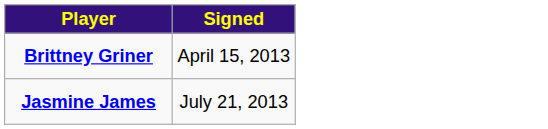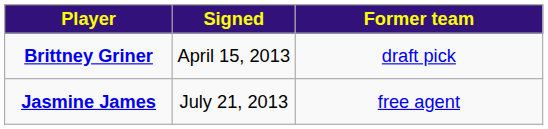+ column: (419, 18)
